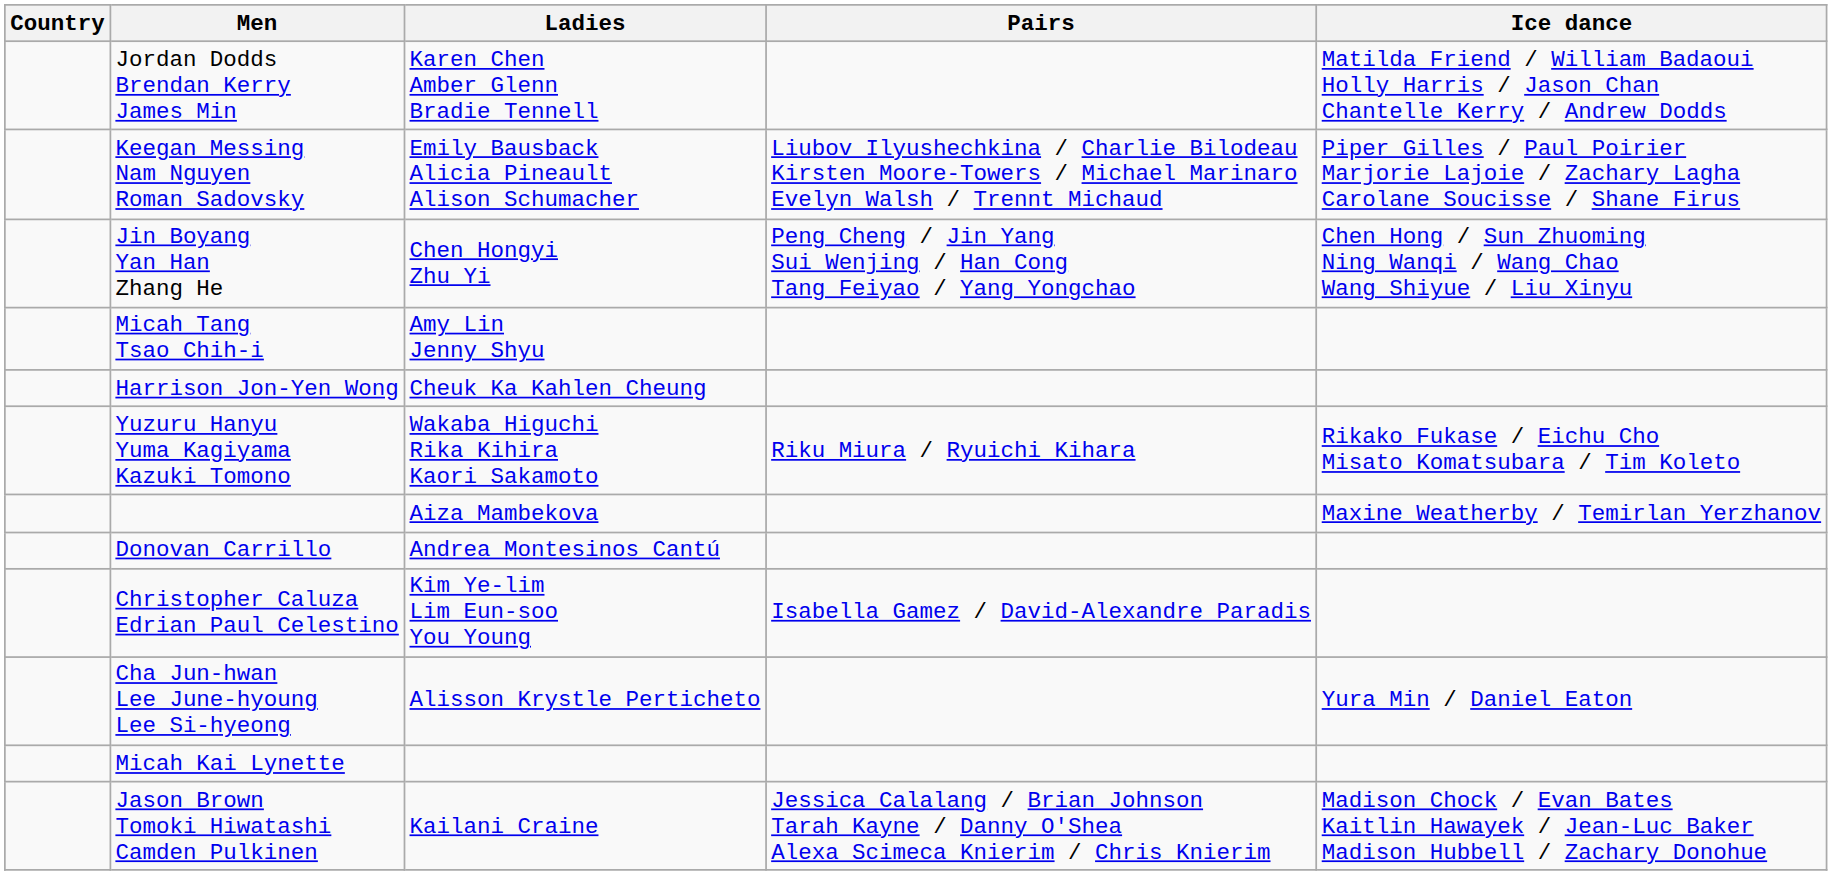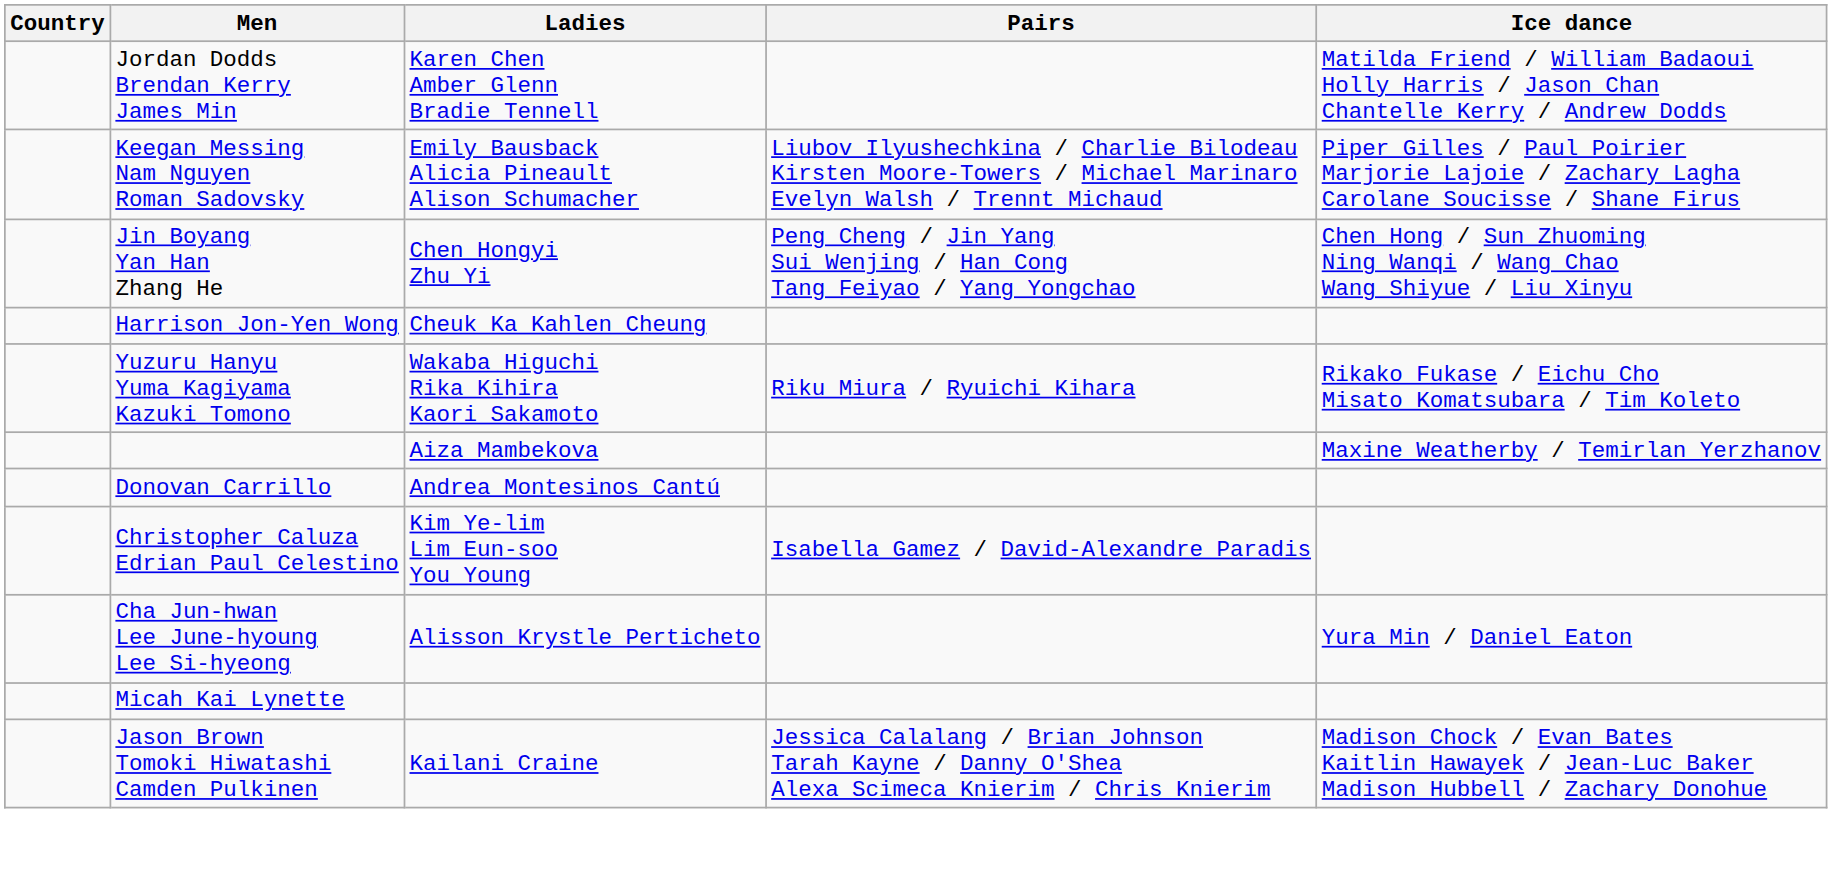- row: (190, 338)
